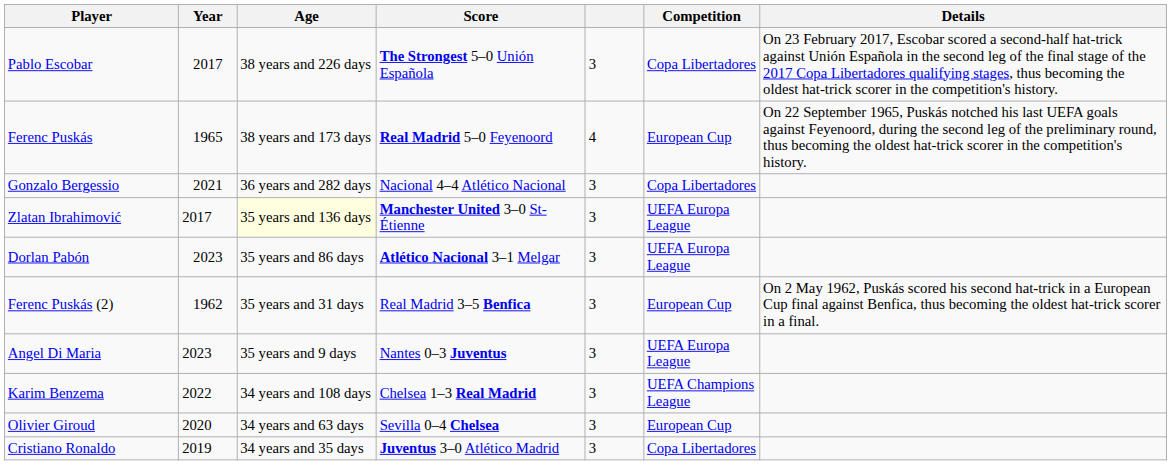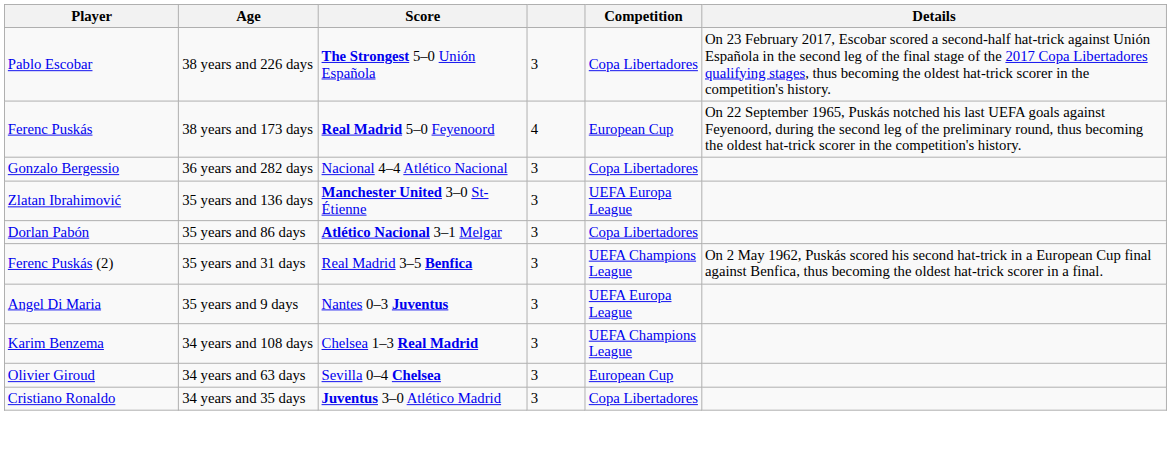- column: (208, 16)
(306, 217) lightyellow background -> (248, 200) no background
(688, 257) UEFA Europa League -> (643, 232) Copa Libertadores
(689, 305) European Cup -> (642, 263) UEFA Champions League
